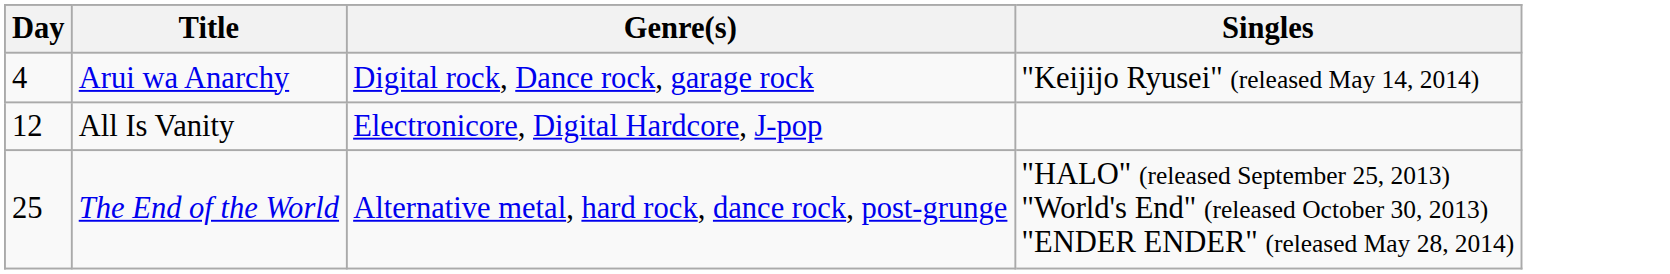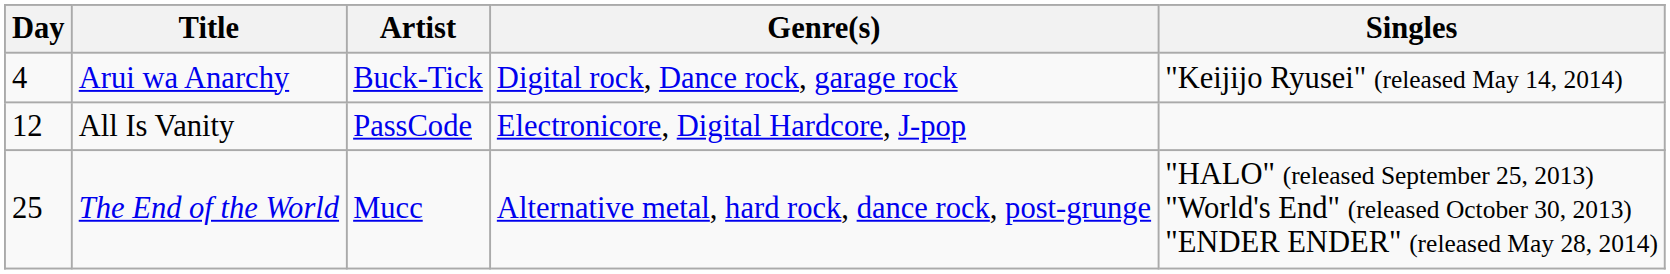+ column: (418, 28)
